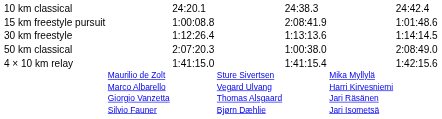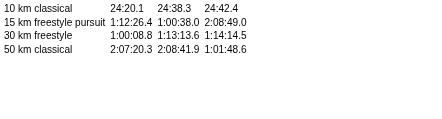(193, 22) 1:00:08.8 -> (131, 22) 1:12:26.4
(306, 22) 2:08:41.9 -> (178, 22) 1:00:38.0
(417, 22) 1:01:48.6 -> (226, 22) 2:08:49.0
(193, 36) 1:12:26.4 -> (131, 36) 1:00:08.8
(306, 50) 1:00:38.0 -> (178, 50) 2:08:41.9
(417, 50) 2:08:49.0 -> (226, 50) 1:01:48.6
- row: (38, 64)
